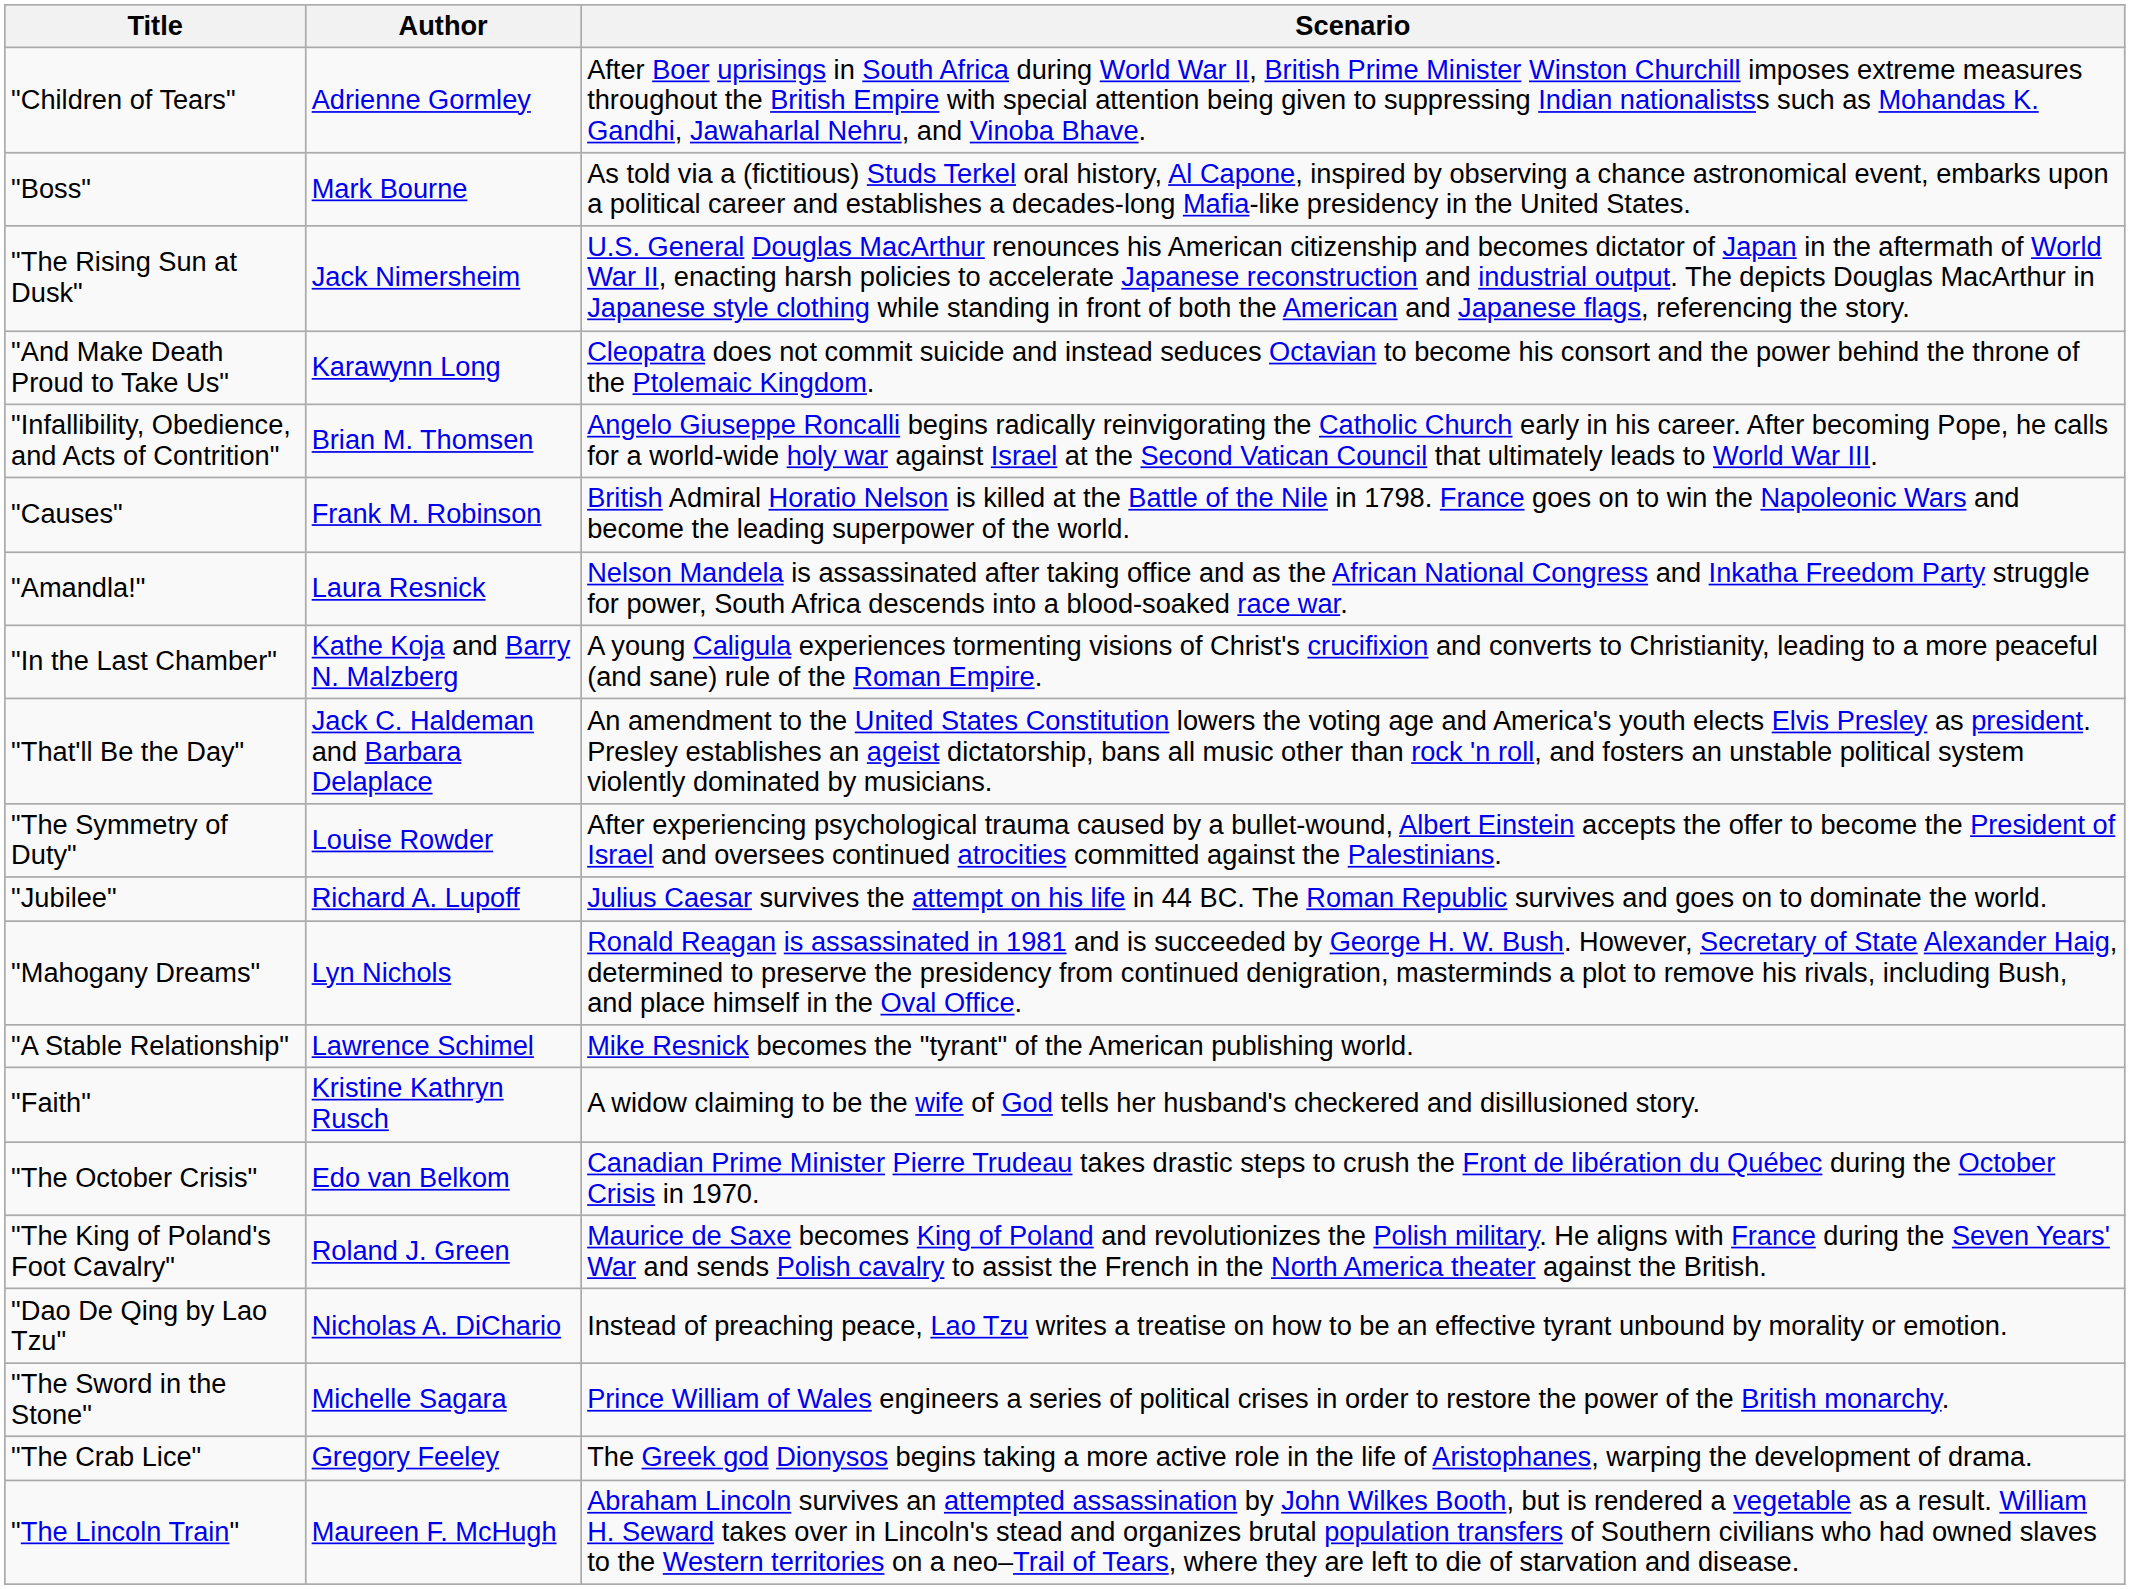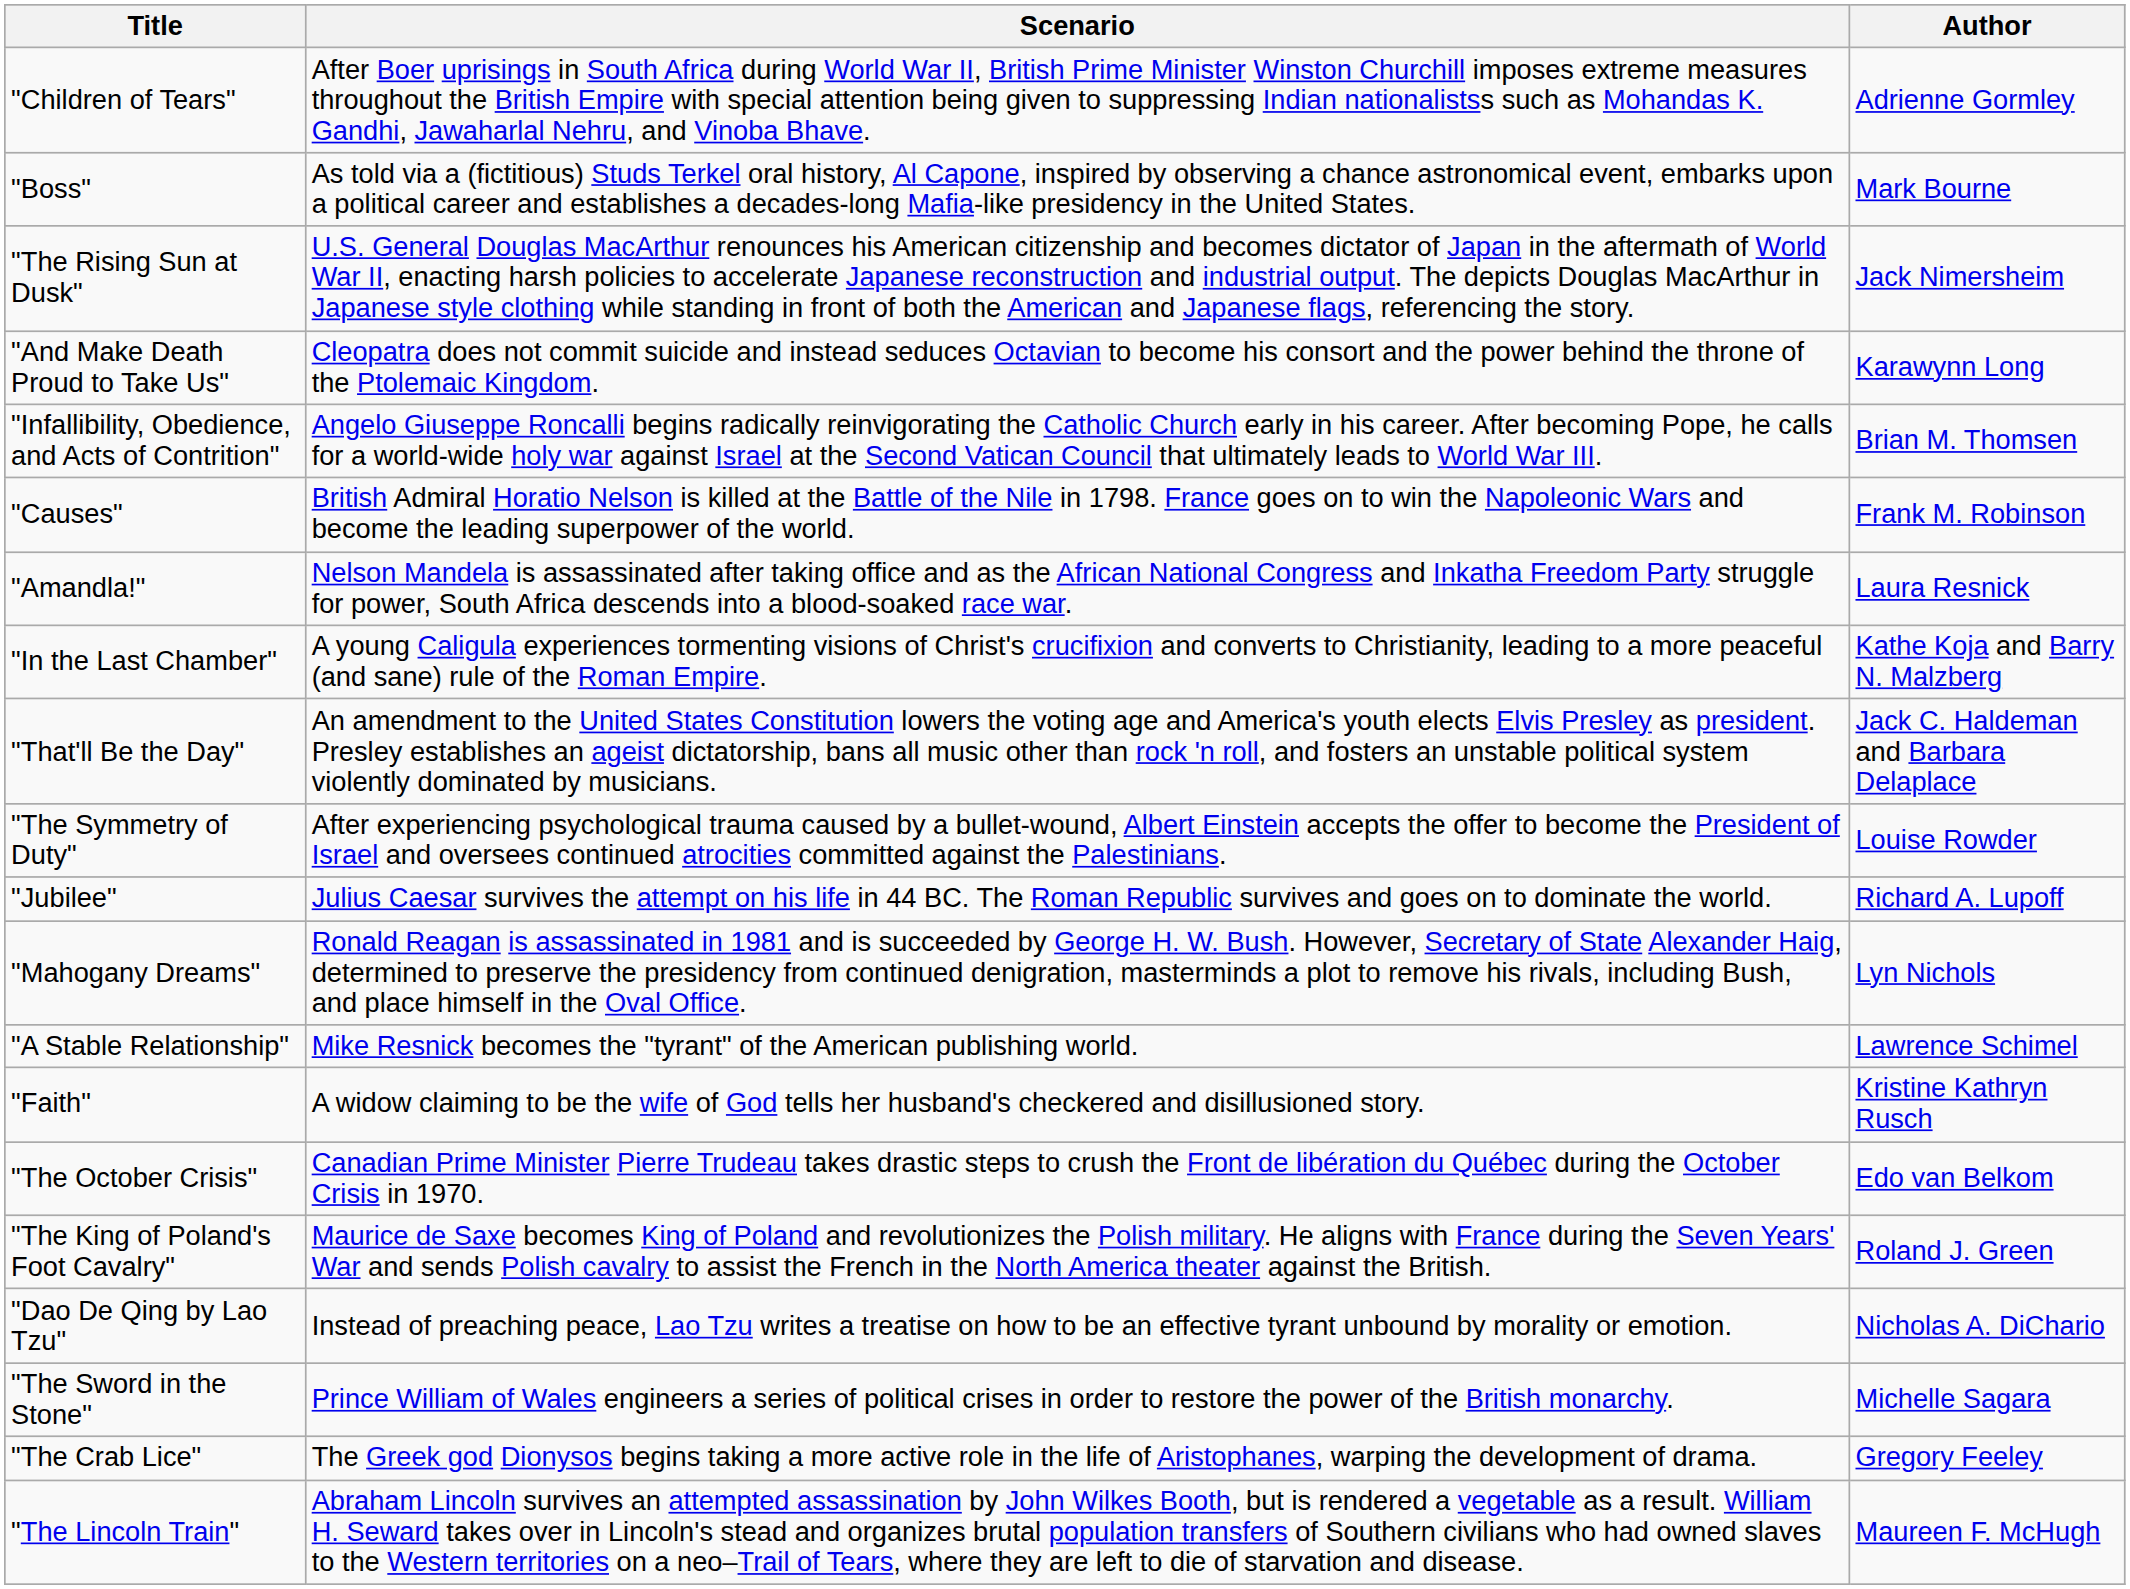columns swapped: (443, 26) <-> (1353, 26)
